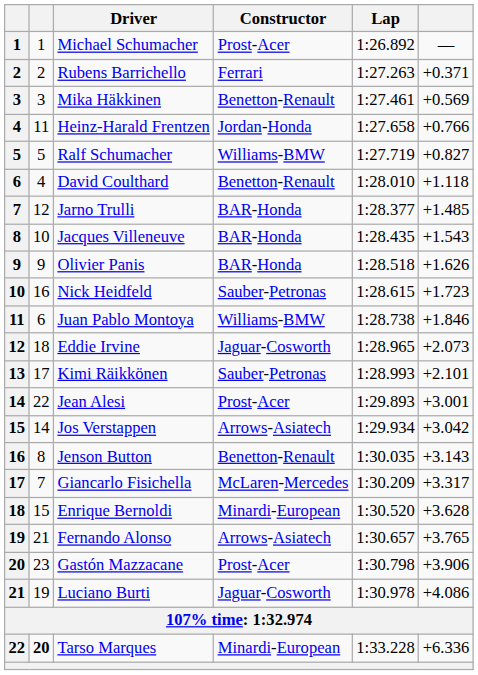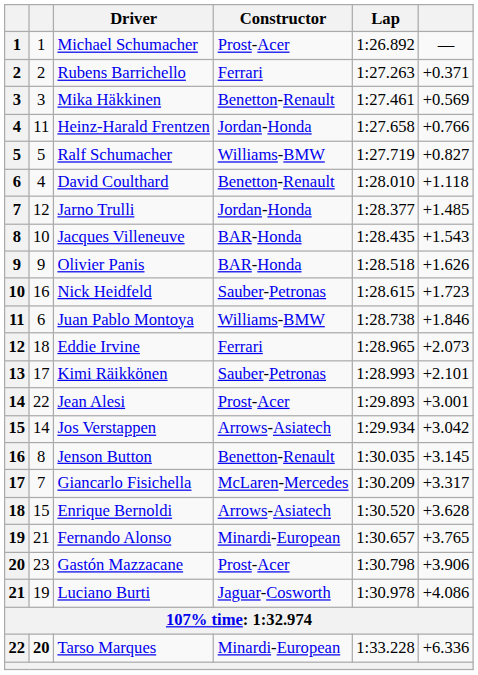(260, 209) BAR-Honda -> (265, 209) Jordan-Honda
(274, 346) Jaguar-Cosworth -> (240, 346) Ferrari
(446, 455) +3.143 -> (446, 455) +3.145
(279, 510) Minardi-European -> (274, 510) Arrows-Asiatech
(274, 537) Arrows-Asiatech -> (279, 537) Minardi-European
